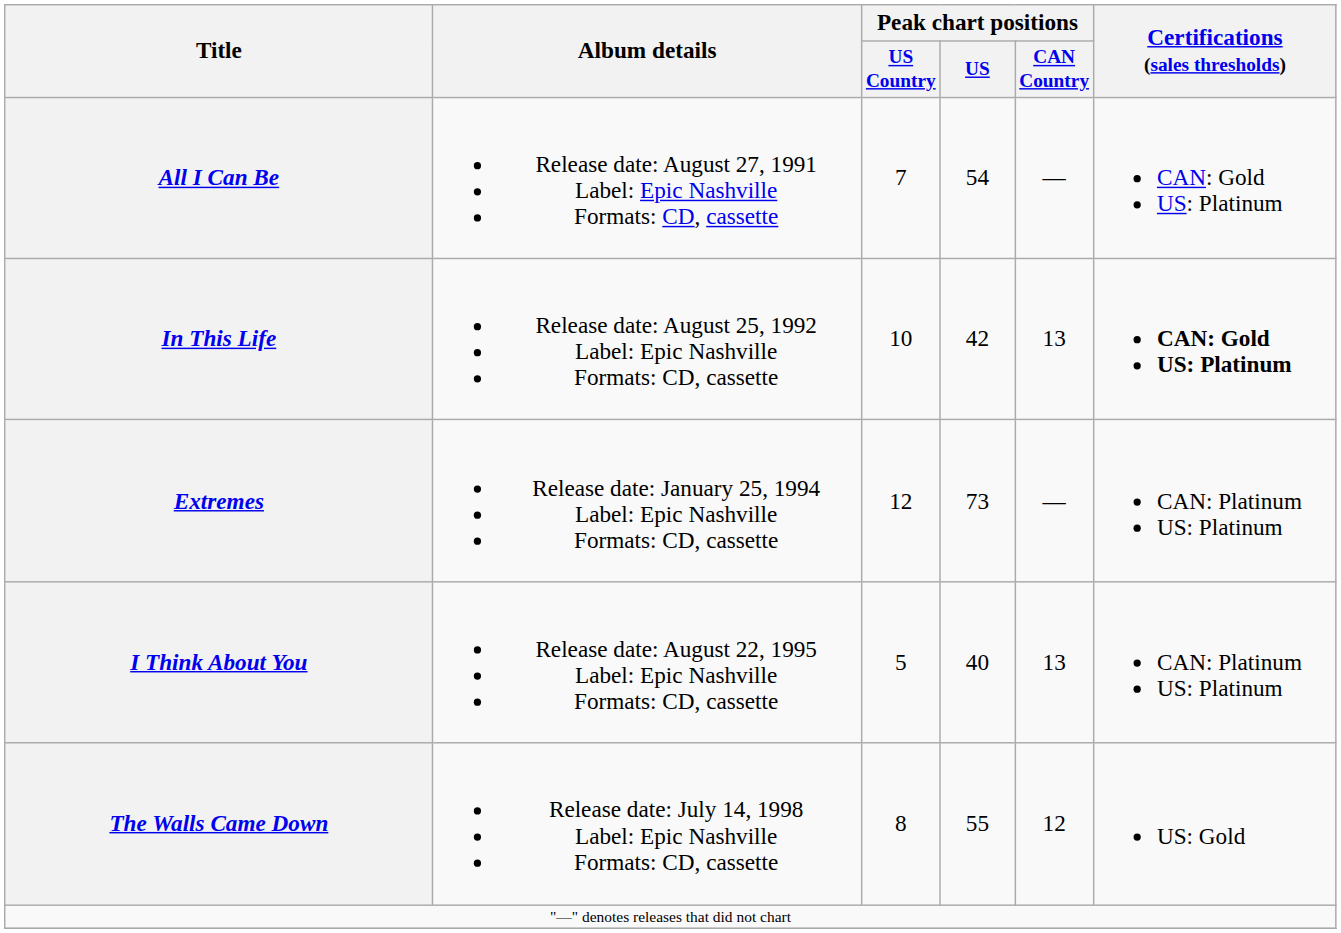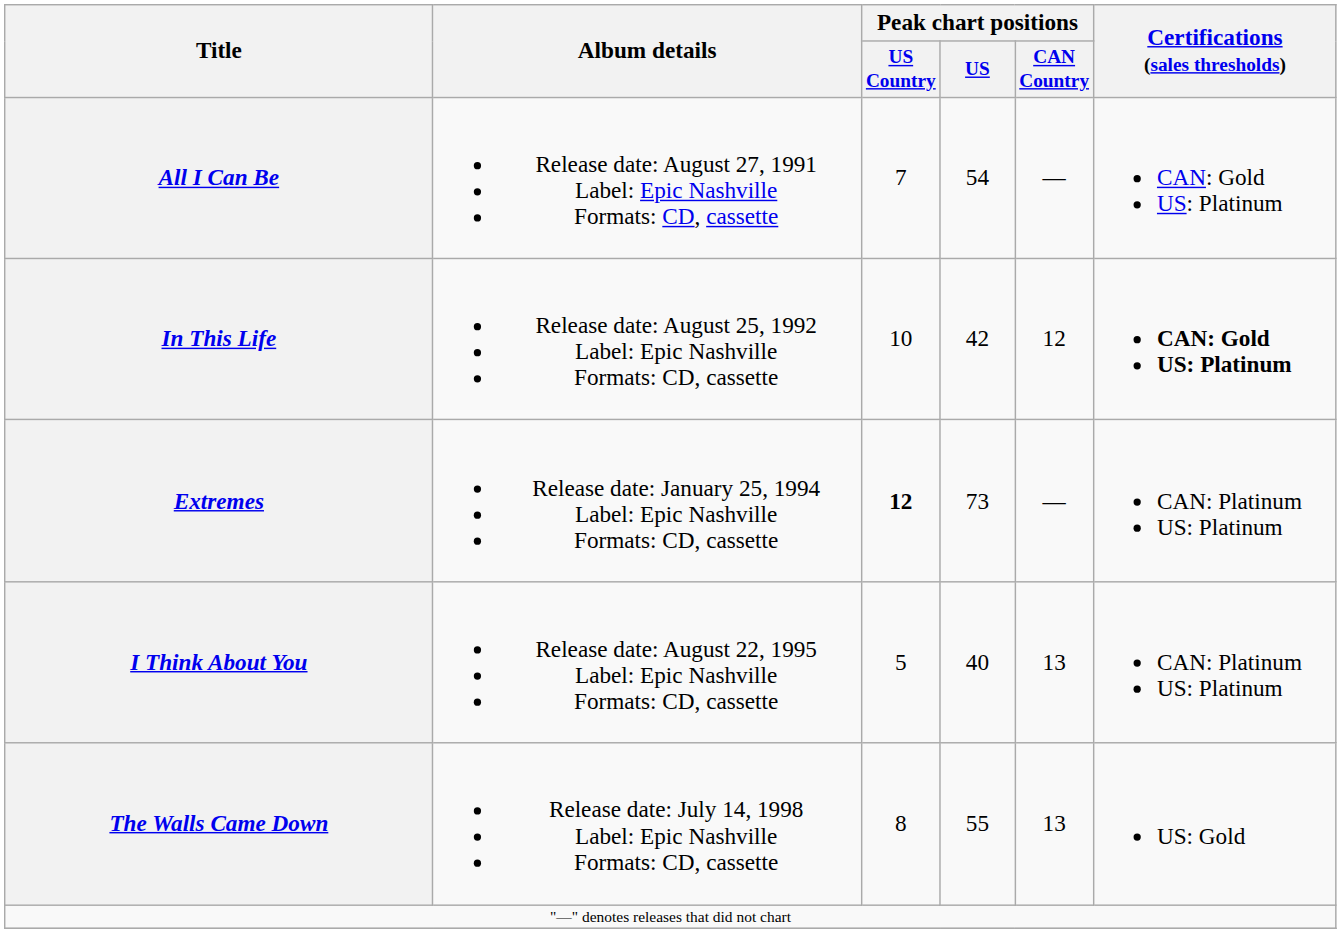(1054, 339) 13 -> (1054, 339) 12
(901, 500) normal -> (901, 500) bold
(1054, 823) 12 -> (1054, 823) 13
